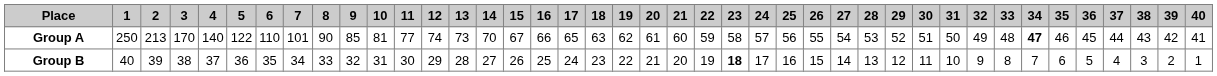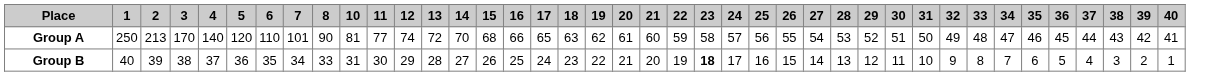- column: (353, 16)
(241, 38) 122 -> (241, 38) 120
(462, 38) 73 -> (435, 38) 72
(517, 38) 67 -> (489, 38) 68
(1035, 38) bold -> (1007, 38) normal
